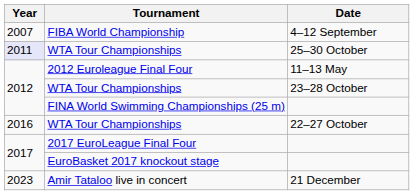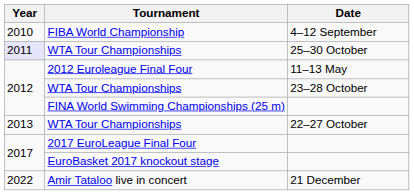(20, 32) 2007 -> (20, 32) 2010
(20, 124) 2016 -> (20, 124) 2013
(20, 180) 2023 -> (20, 180) 2022
